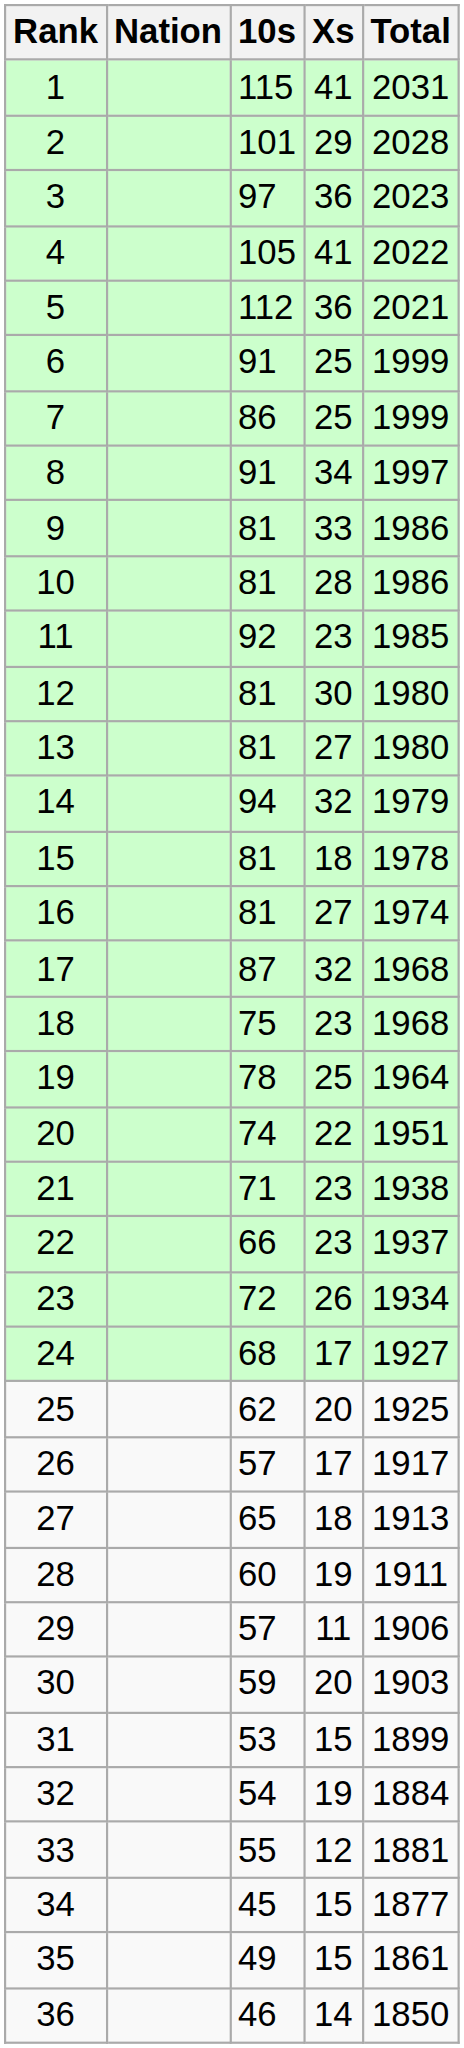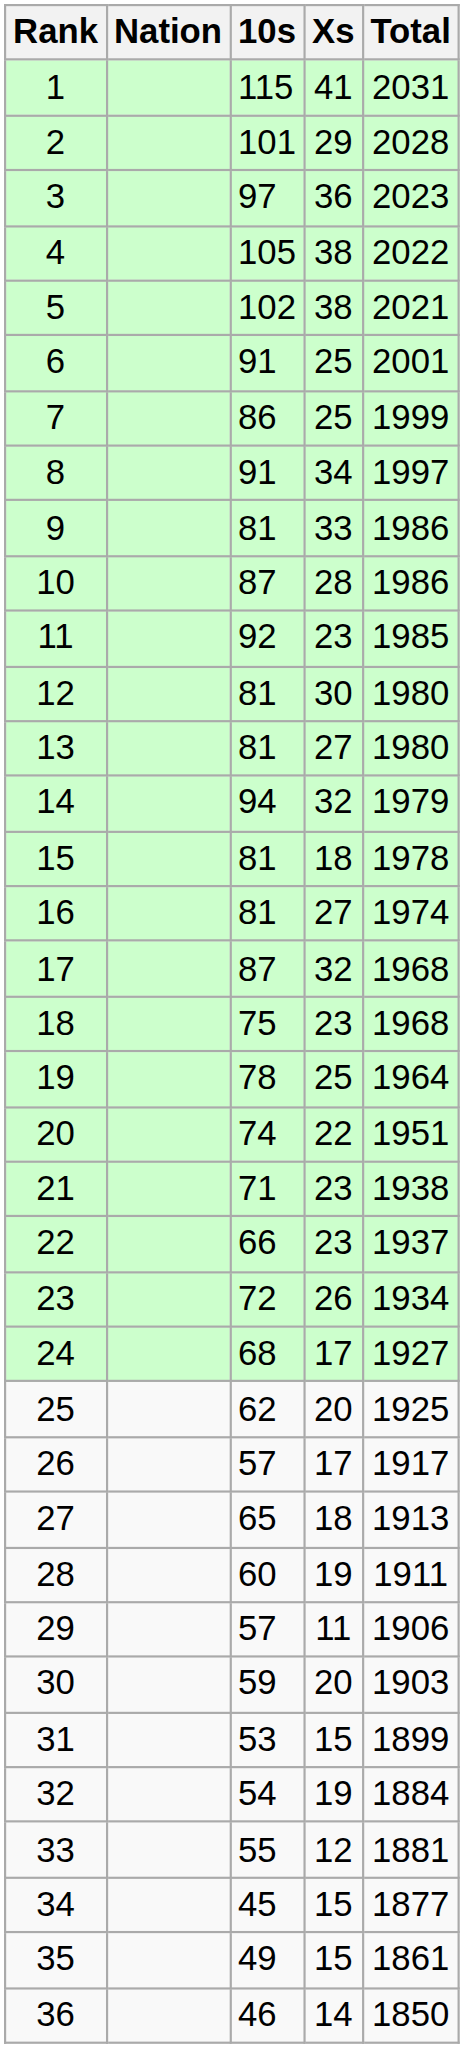(333, 252) 41 -> (333, 252) 38
(266, 307) 112 -> (267, 307) 102
(333, 307) 36 -> (333, 307) 38
(411, 362) 1999 -> (411, 362) 2001
(257, 582) 81 -> (257, 582) 87
